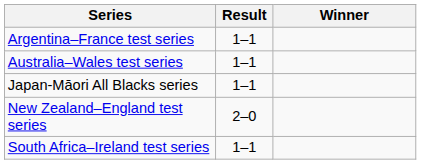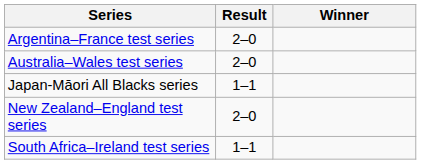(244, 39) 1–1 -> (244, 39) 2–0
(244, 62) 1–1 -> (244, 62) 2–0
